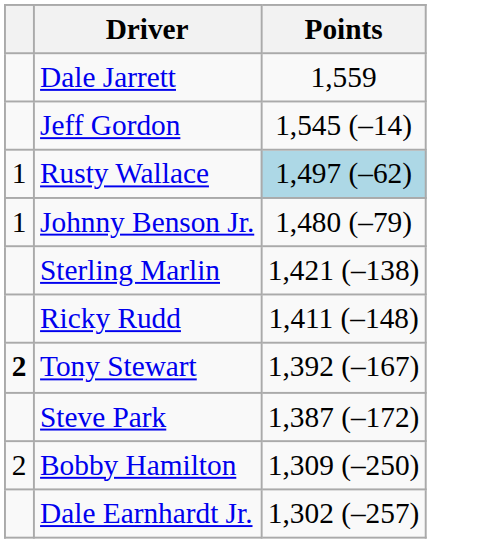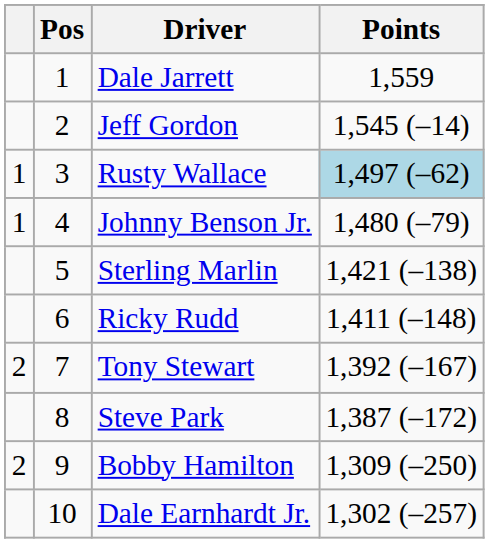+ column: (62, 28)
(19, 367) bold -> (19, 367) normal
